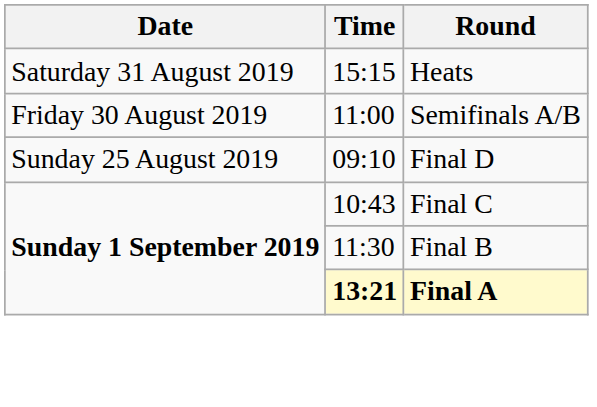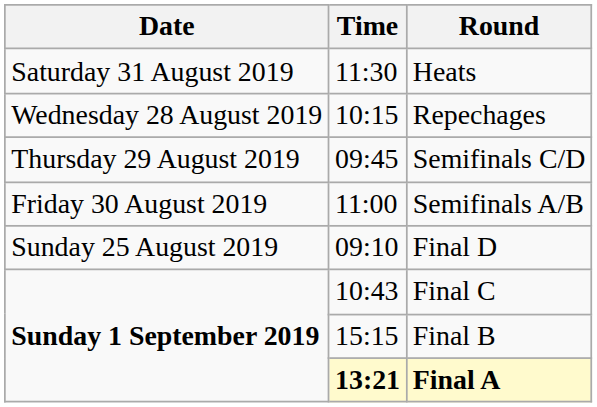(364, 70) 15:15 -> (366, 70) 11:30
+ row: (479, 114)
+ row: (499, 159)
(363, 247) 11:30 -> (367, 335) 15:15
